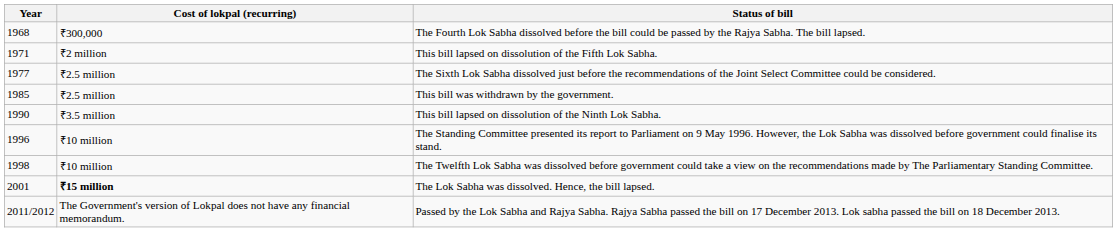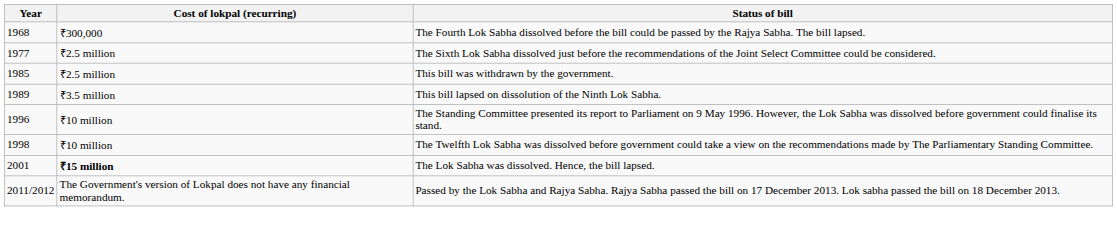- row: (536, 53)
(18, 114) 1990 -> (18, 94) 1989
